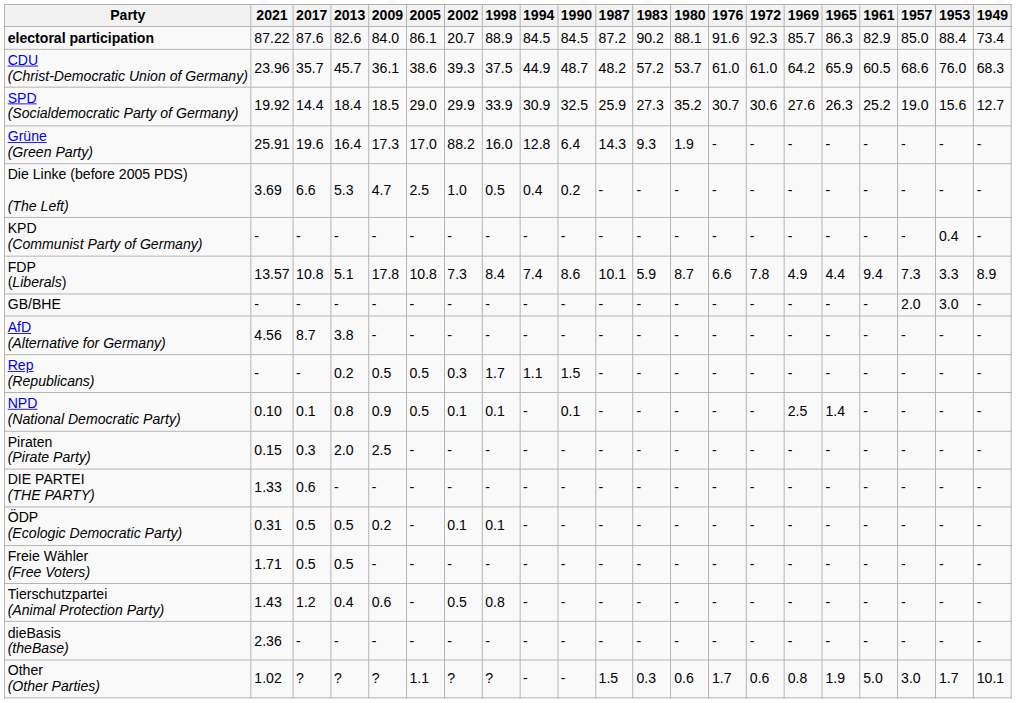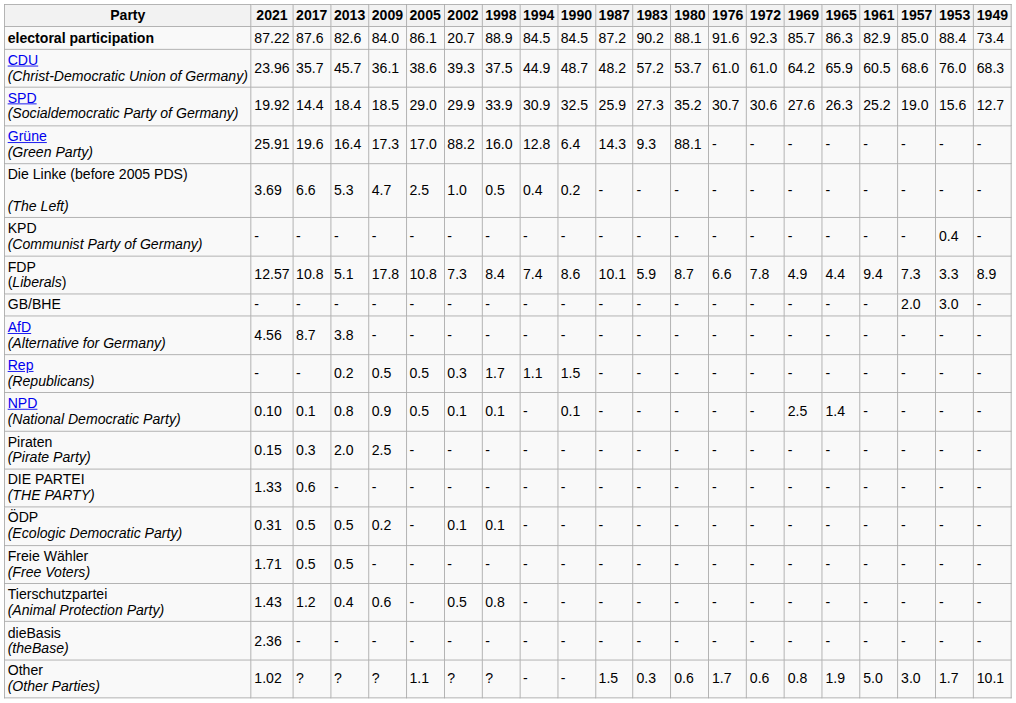(684, 144) 1.9 -> (688, 144) 88.1
(272, 274) 13.57 -> (272, 274) 12.57
